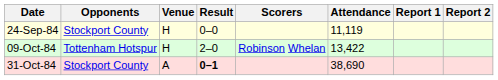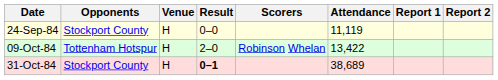(166, 65) A -> (166, 65) H
(347, 65) 38,690 -> (347, 65) 38,689
